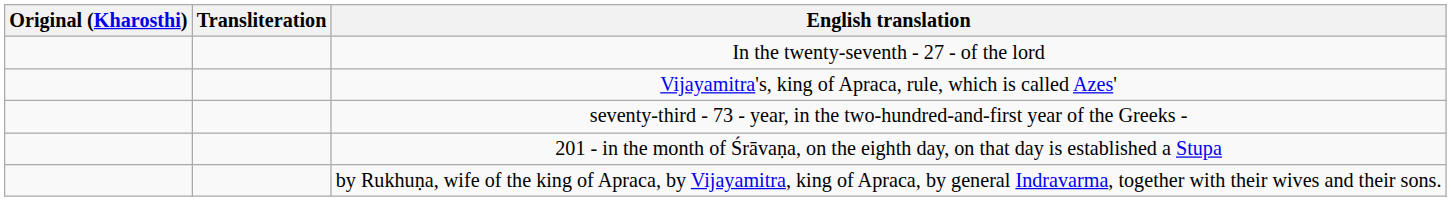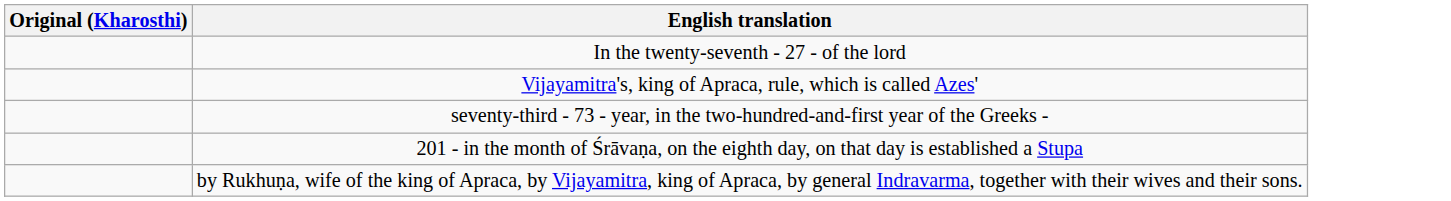- column: (262, 20)
